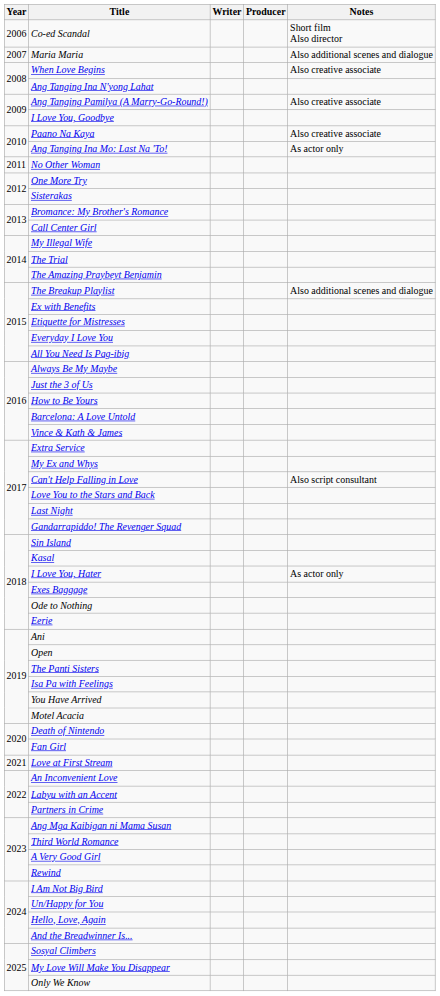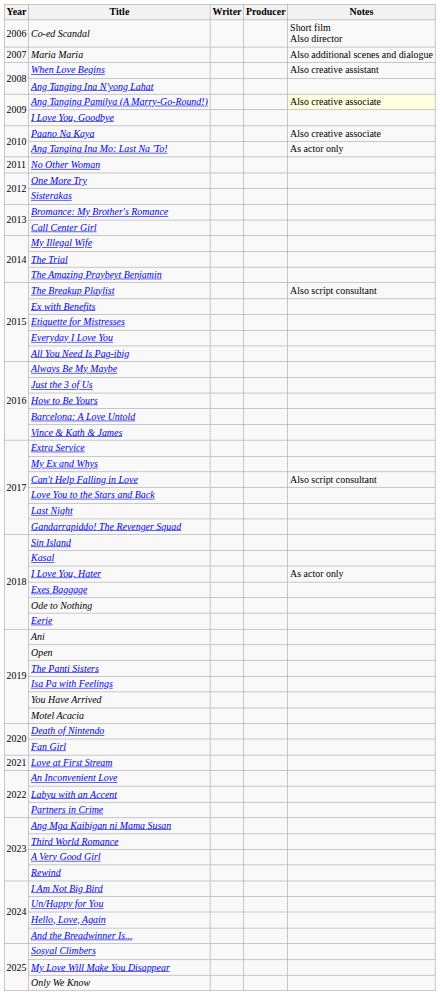(336, 70) Also creative associate -> (334, 70) Also creative assistant
(336, 102) no background -> (336, 102) lightyellow background
(361, 290) Also additional scenes and dialogue -> (333, 290) Also script consultant
